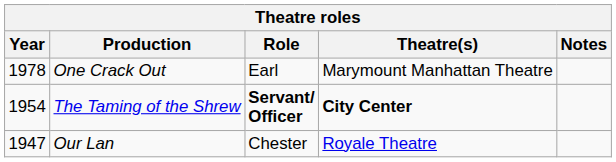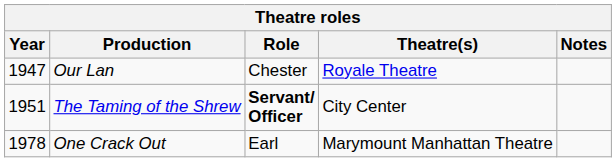rows swapped: (110, 71) <-> (84, 143)
(27, 107) 1954 -> (27, 107) 1951
(367, 107) bold -> (364, 107) normal
